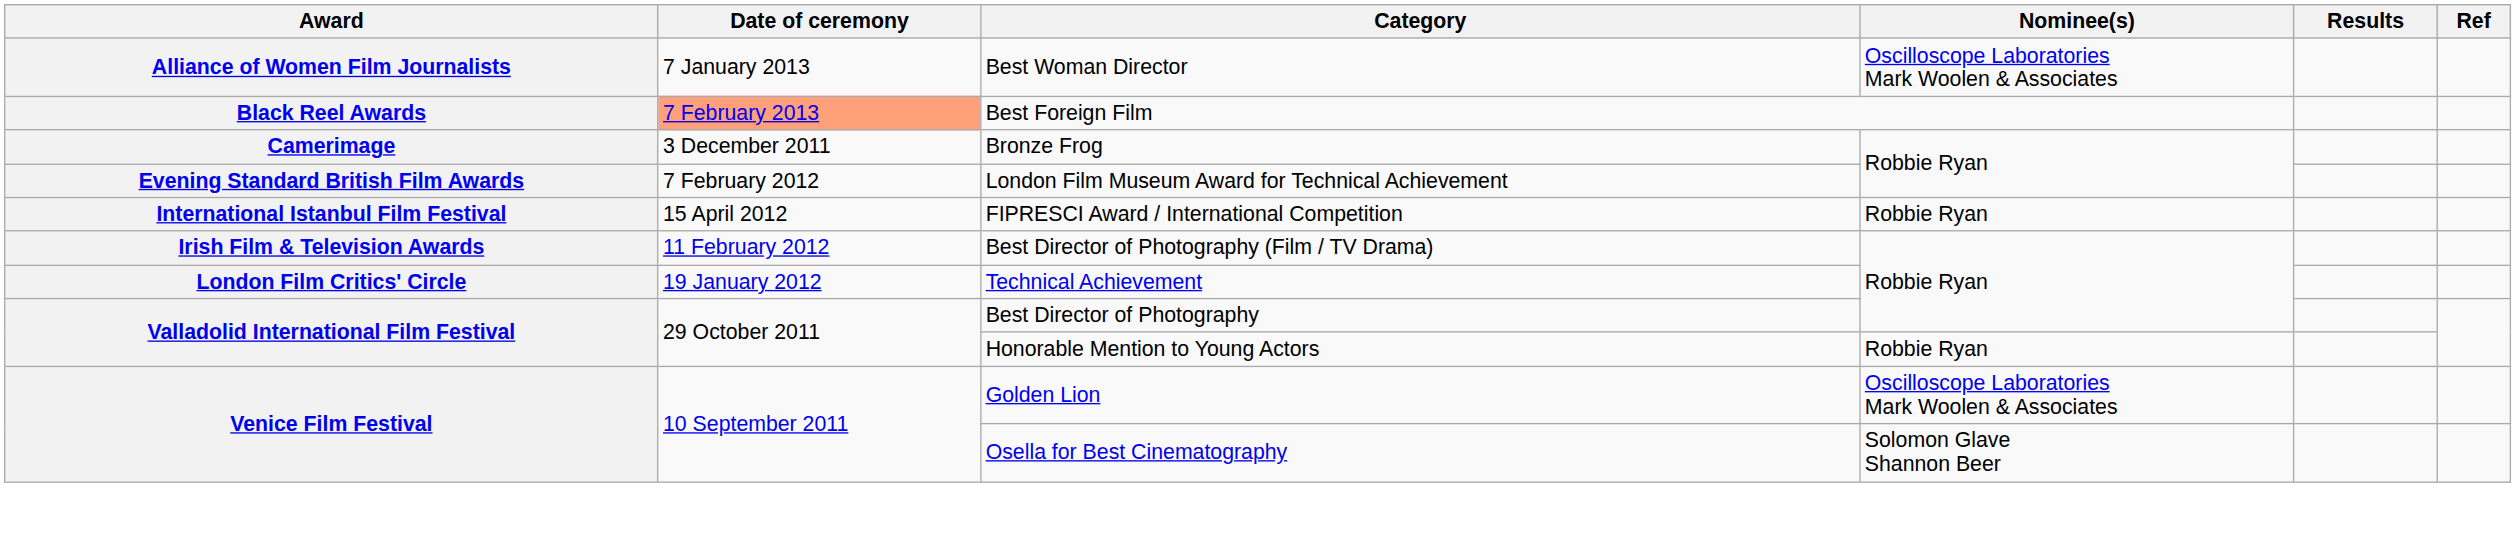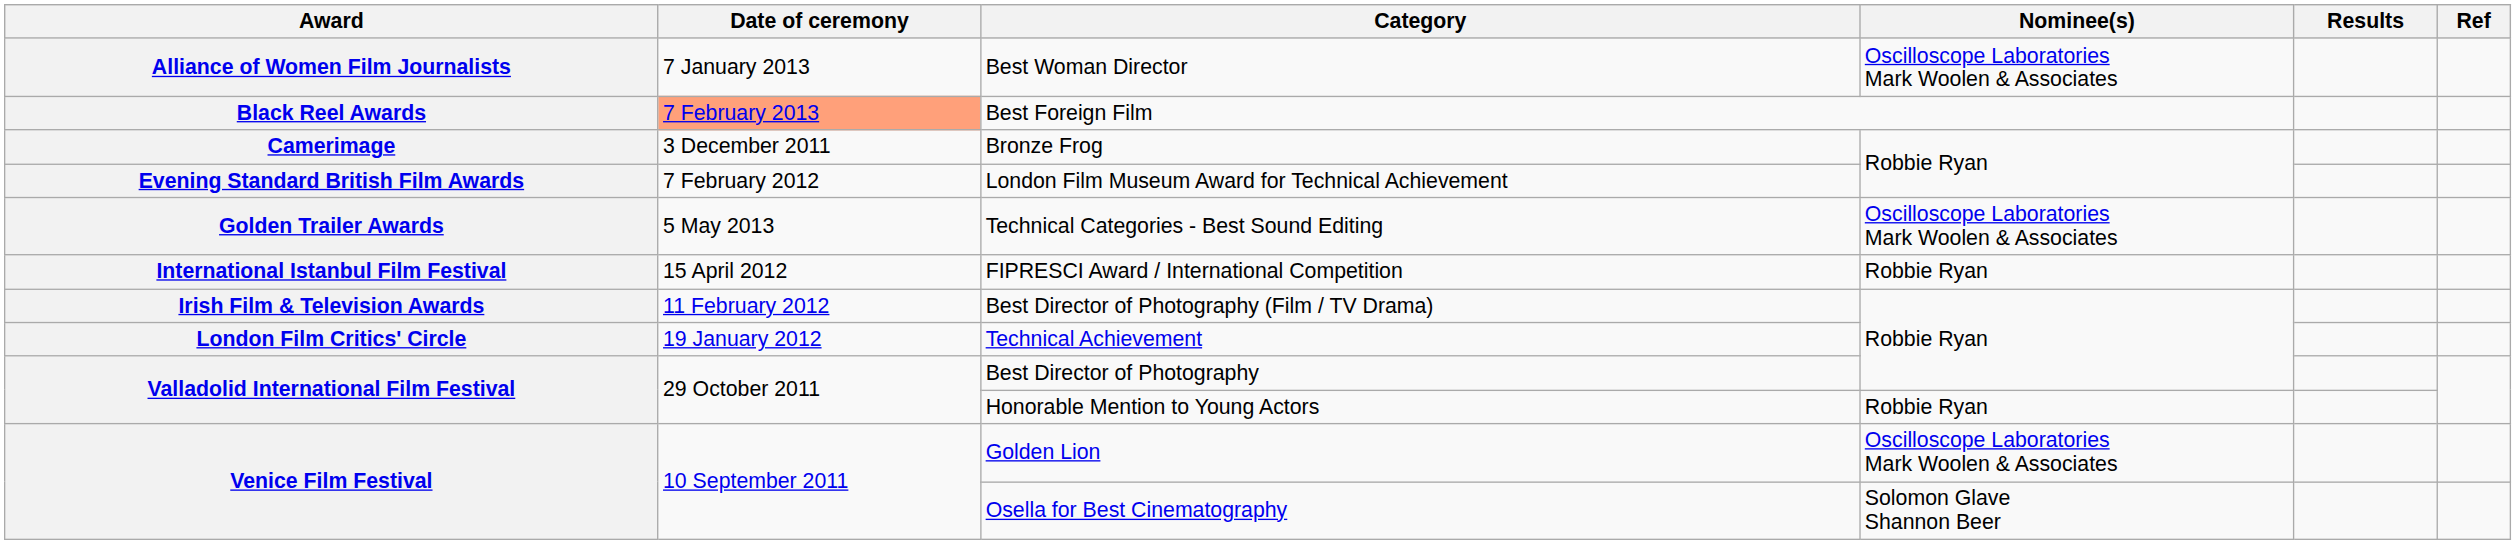+ row: (1184, 226)
